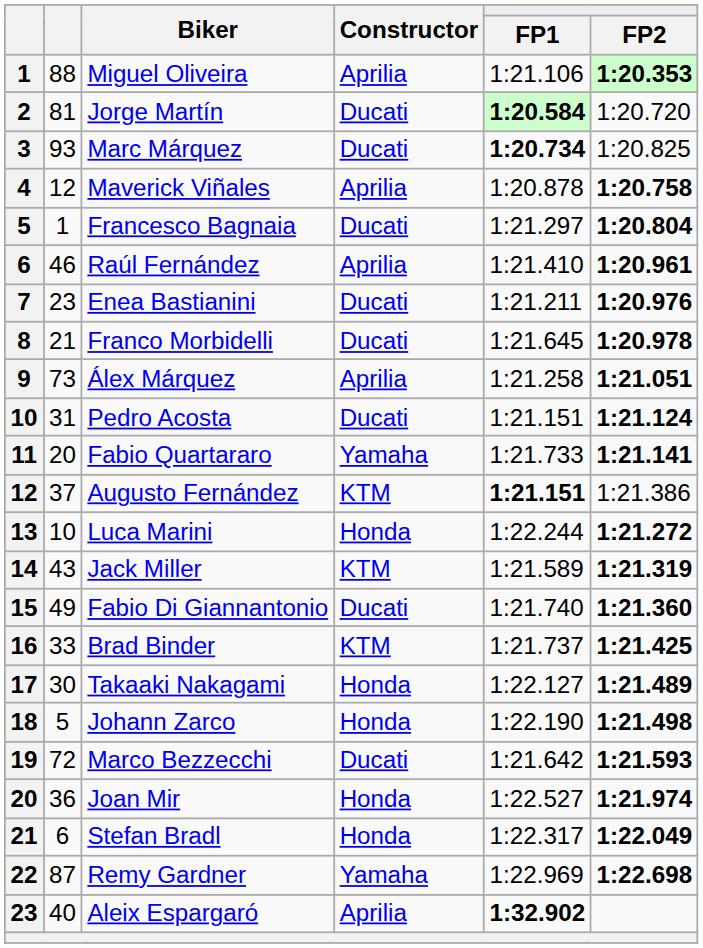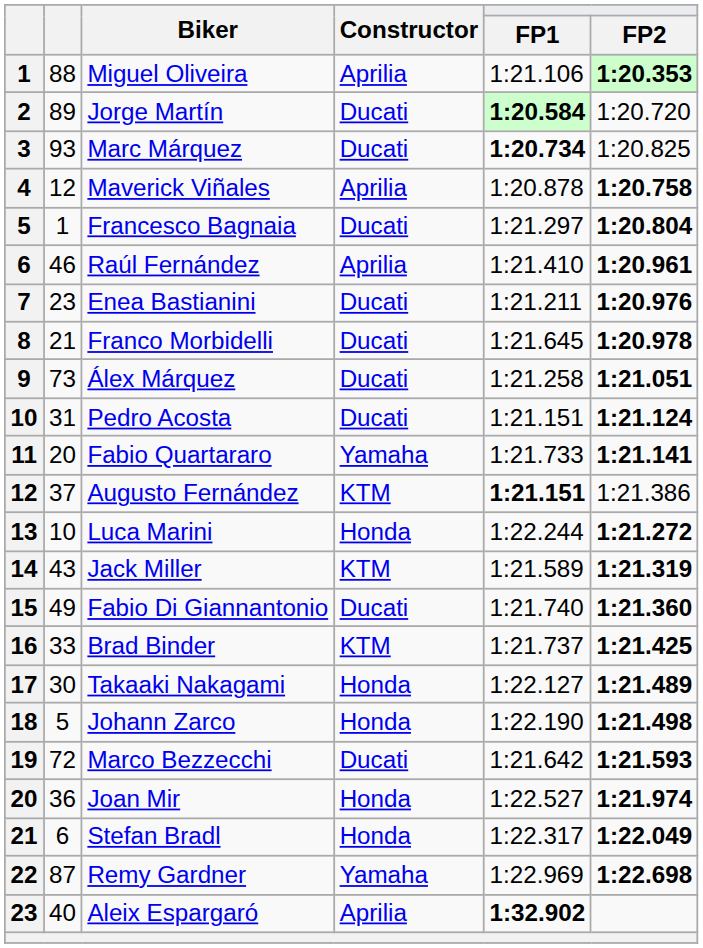(62, 111) 81 -> (62, 111) 89
(373, 378) Aprilia -> (374, 378) Ducati
